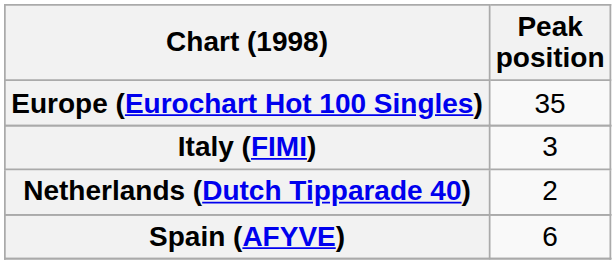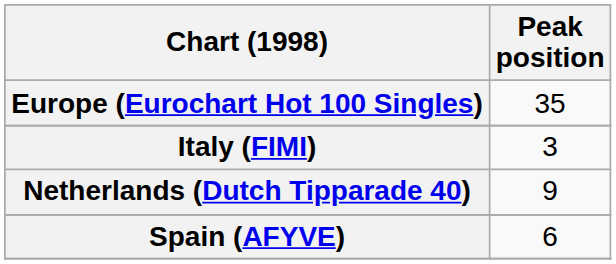(550, 191) 2 -> (550, 191) 9
